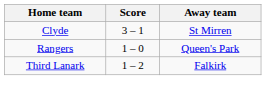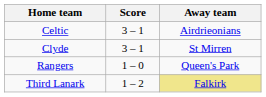+ row: (55, 30)
(210, 65) no background -> (210, 83) khaki background
